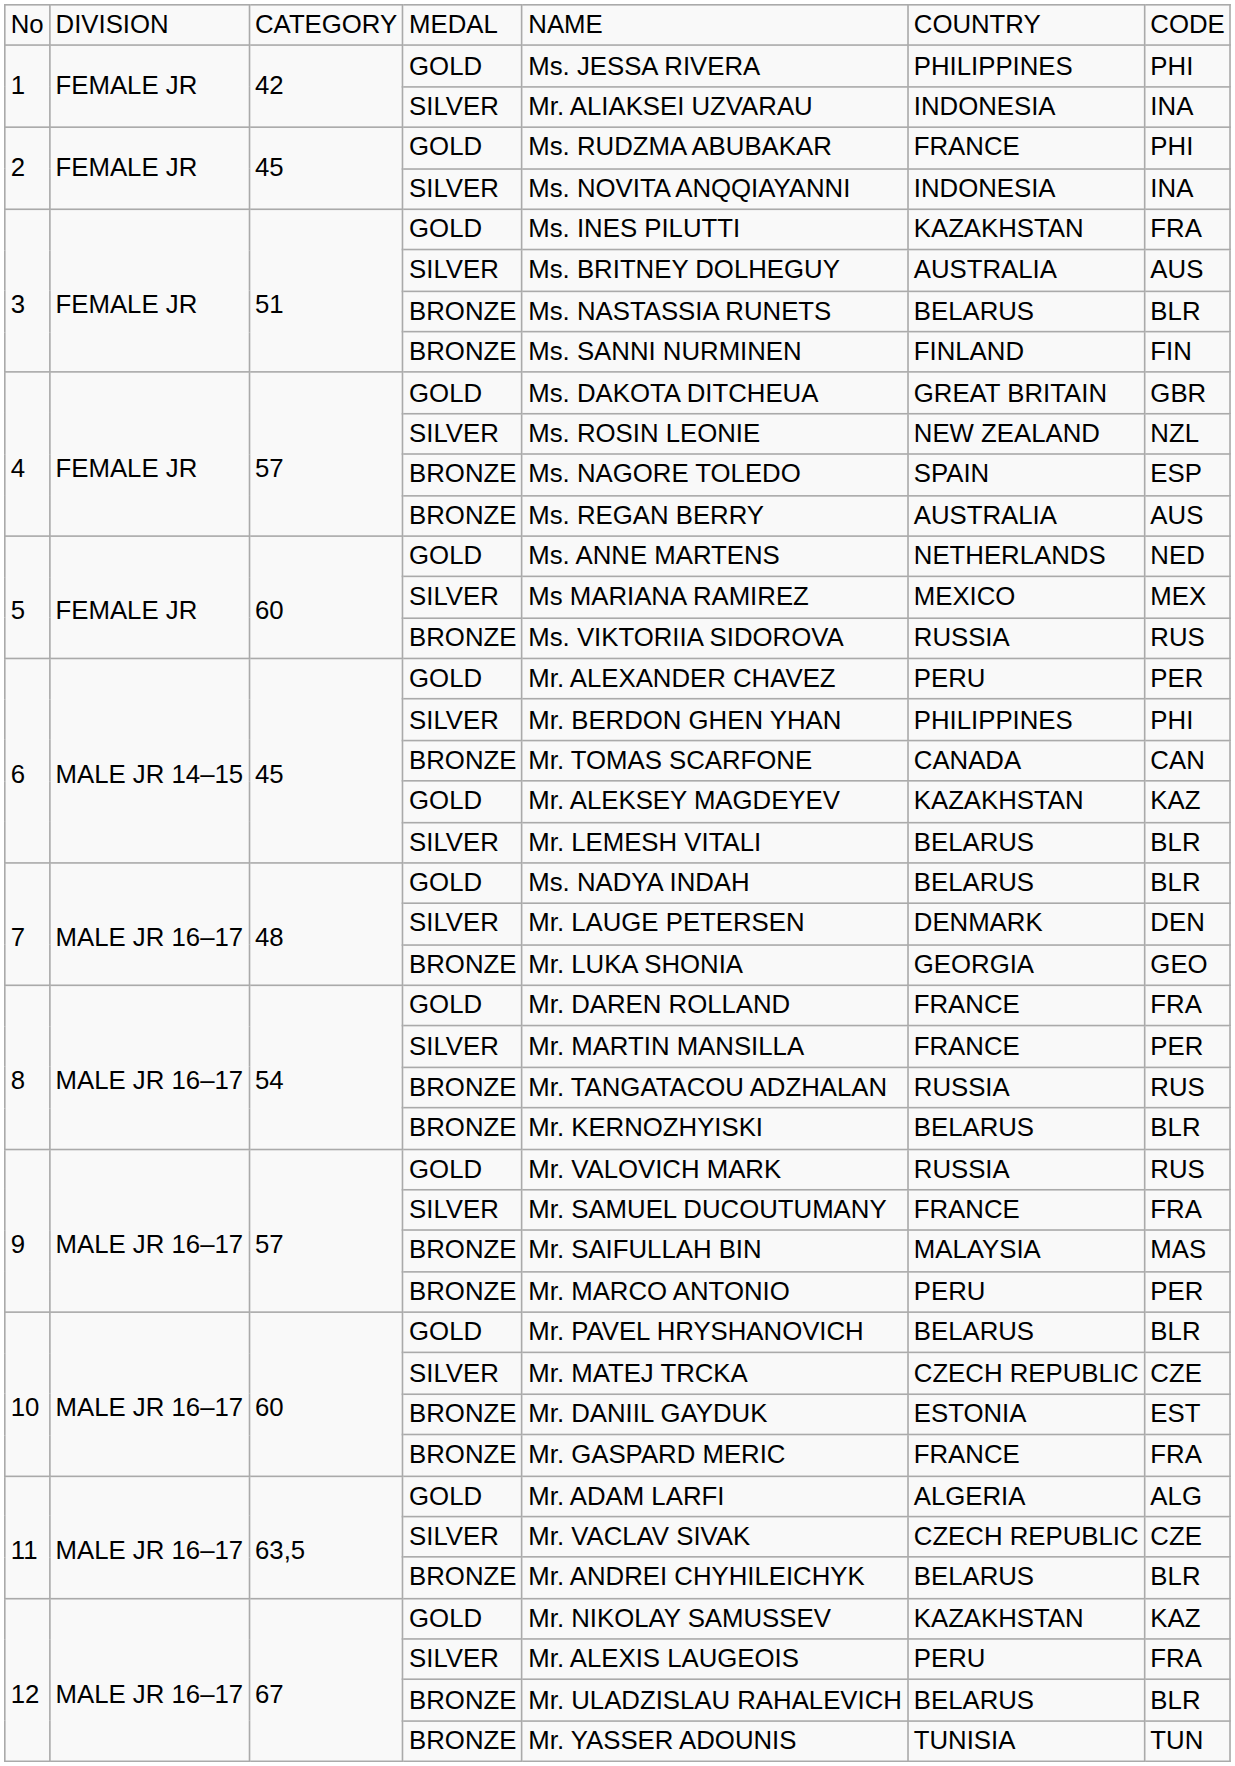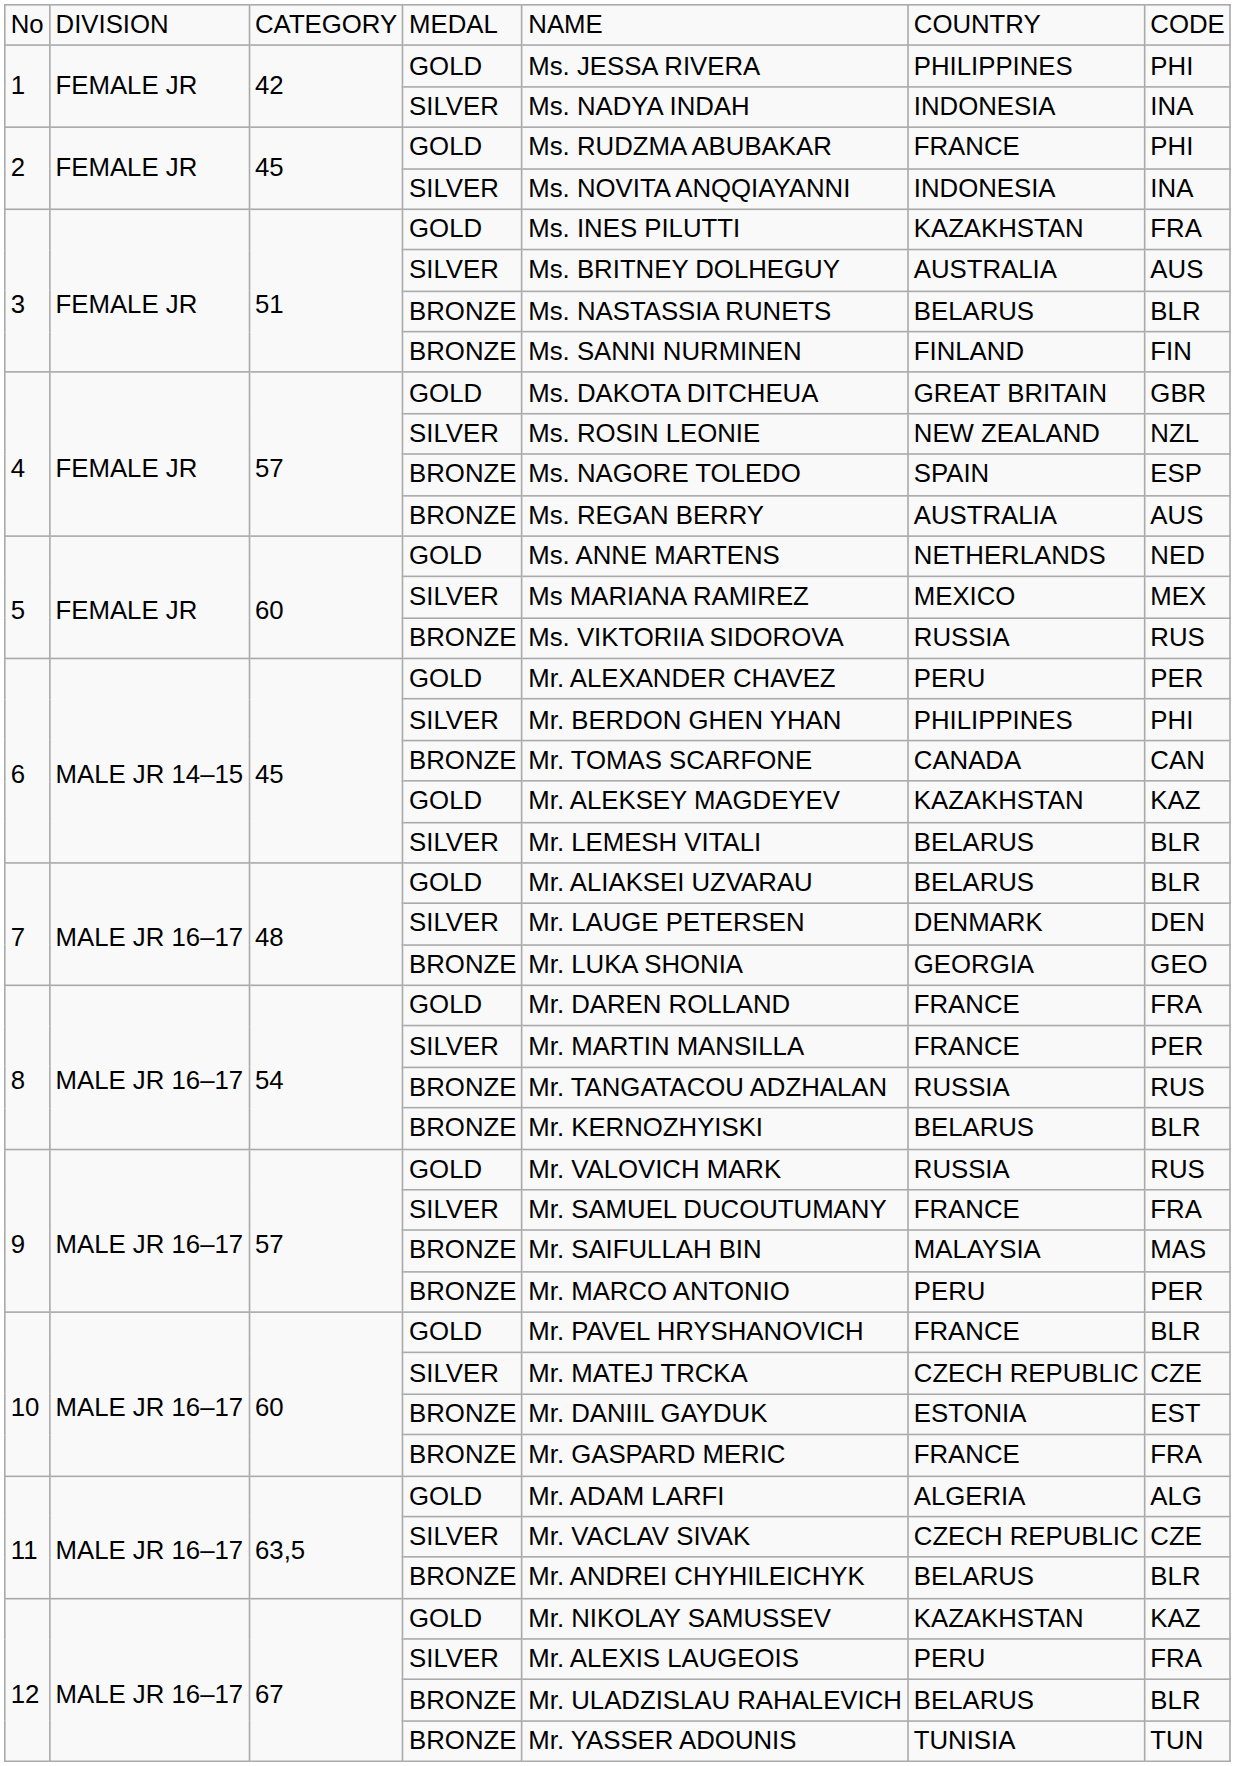(670, 106) Mr. ALIAKSEI UZVARAU -> (639, 106) Ms. NADYA INDAH
(639, 882) Ms. NADYA INDAH -> (670, 882) Mr. ALIAKSEI UZVARAU
(974, 1332) BELARUS -> (967, 1332) FRANCE
